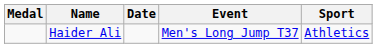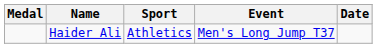columns swapped: (337, 14) <-> (141, 14)
